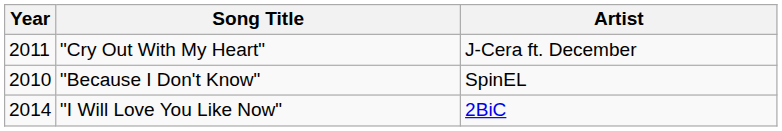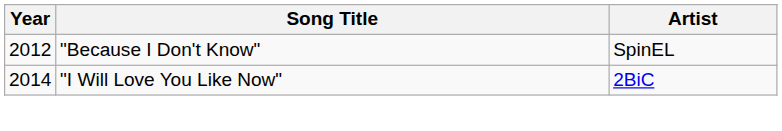- row: (163, 49)
(30, 79) 2010 -> (30, 49) 2012
